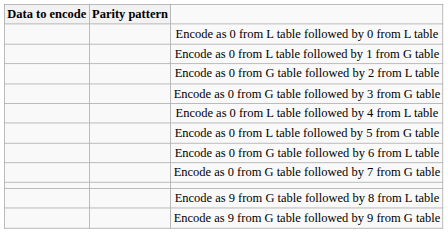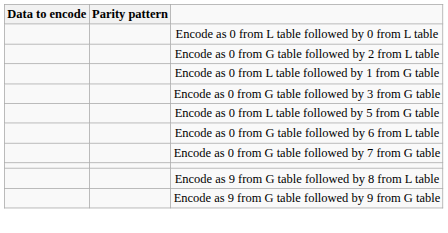rows swapped: (307, 53) <-> (307, 73)
- row: (307, 113)
